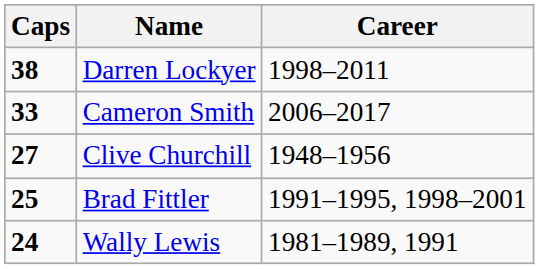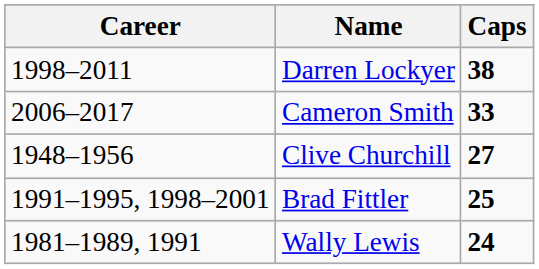columns swapped: (41, 26) <-> (397, 26)
